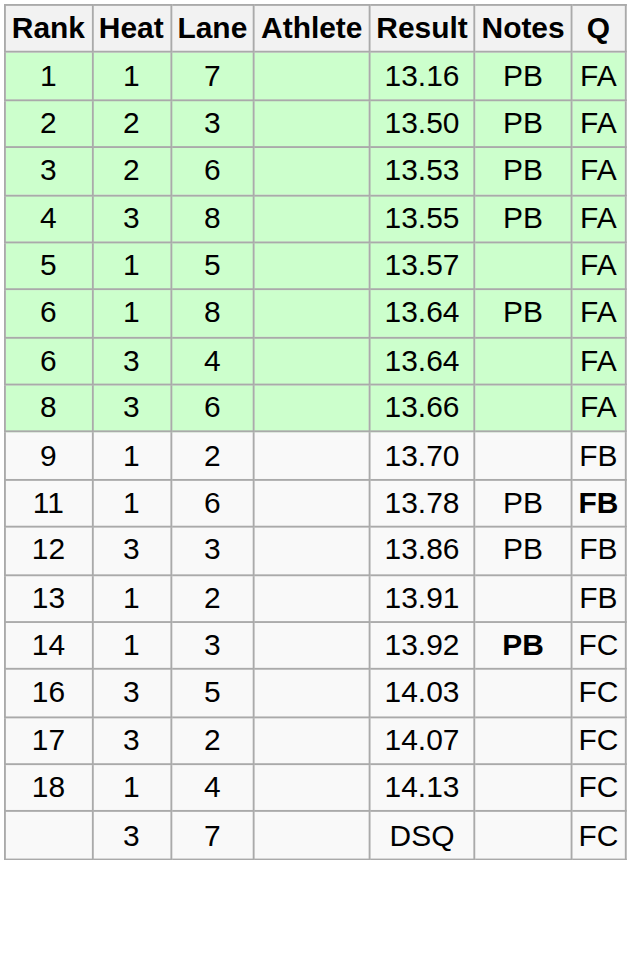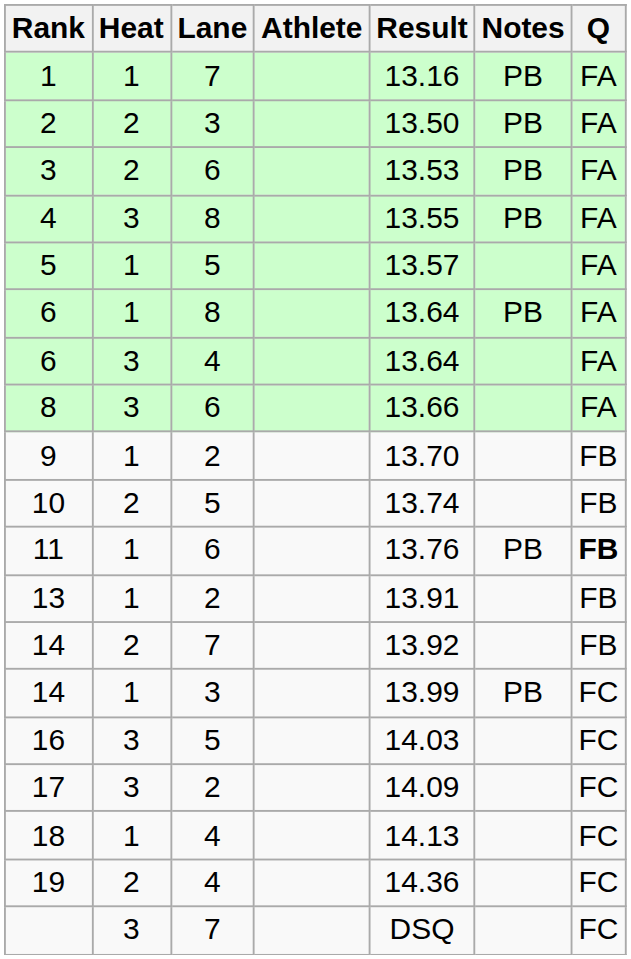+ row: (48, 502)
(422, 502) 13.78 -> (422, 550) 13.76
- row: (48, 550)
+ row: (48, 645)
(422, 645) 13.92 -> (422, 692) 13.99
(523, 645) bold -> (523, 692) normal
(422, 739) 14.07 -> (422, 787) 14.09
+ row: (48, 882)
